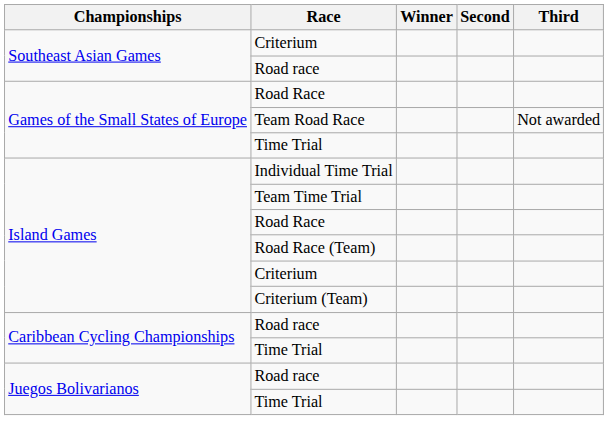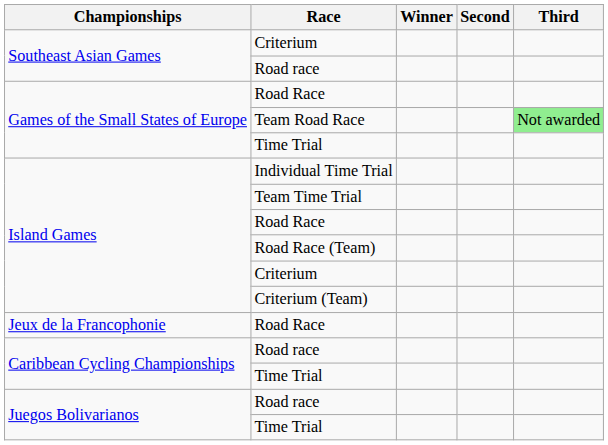(559, 119) no background -> (559, 119) lightgreen background
+ row: (87, 324)
